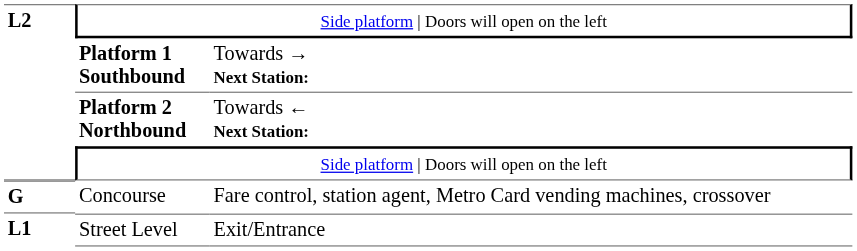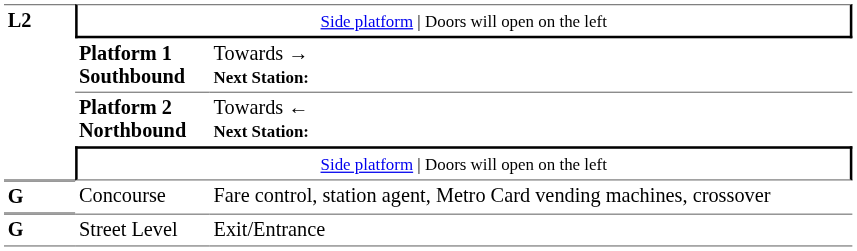(20, 228) L1 -> (16, 229) G
